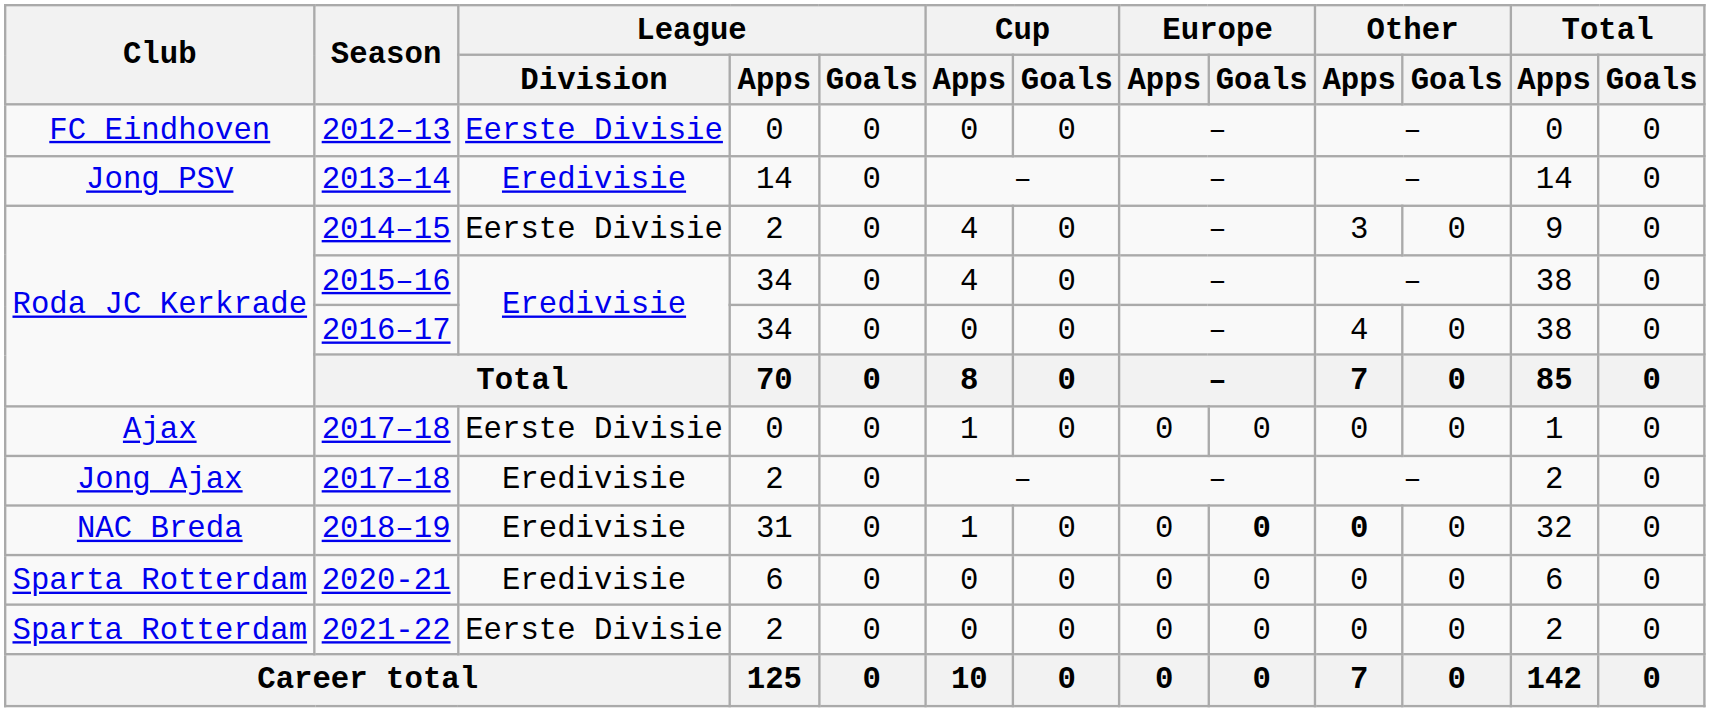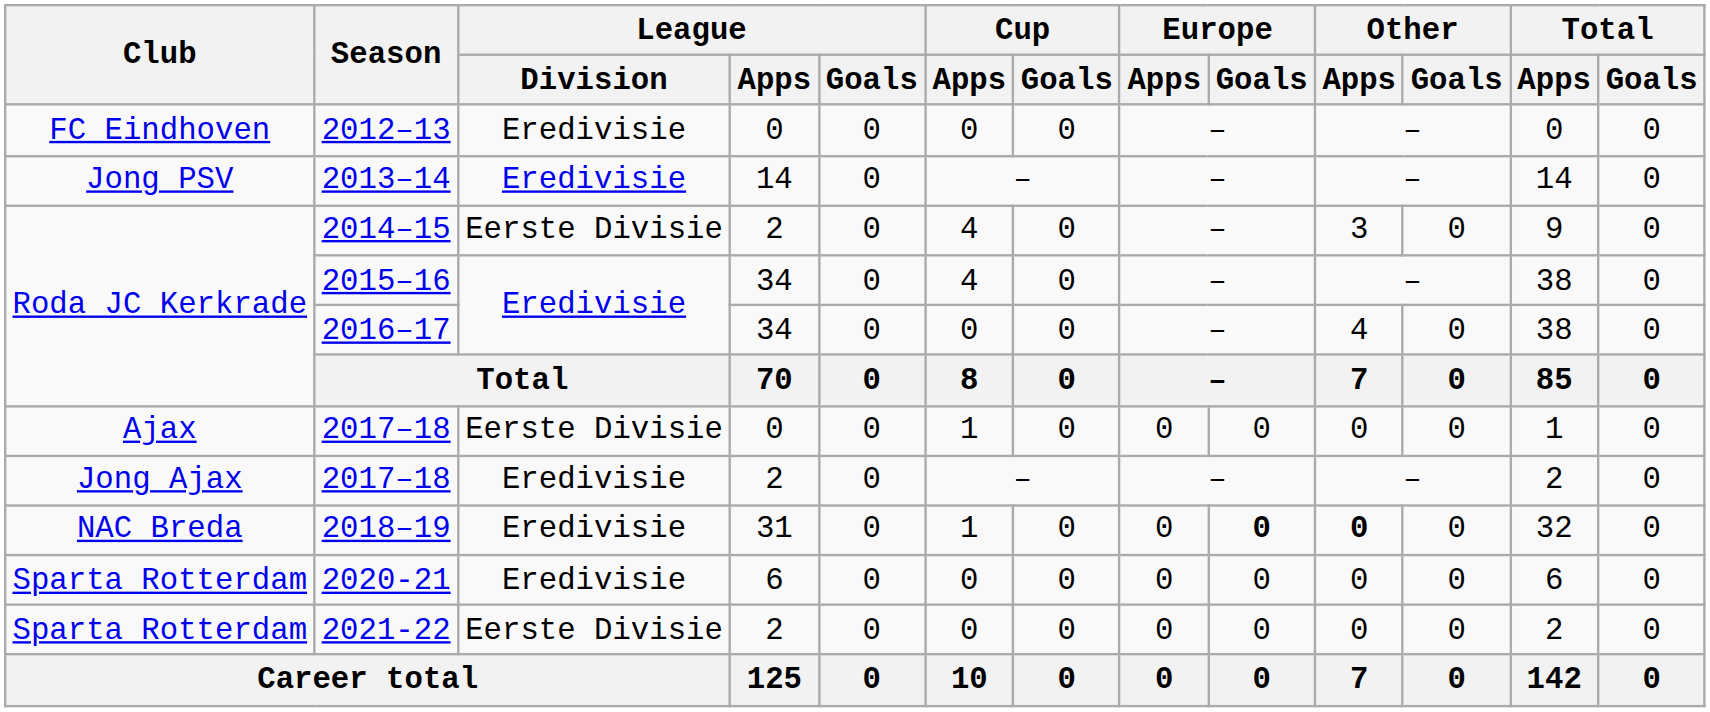(594, 130) Eerste Divisie -> (594, 130) Eredivisie
